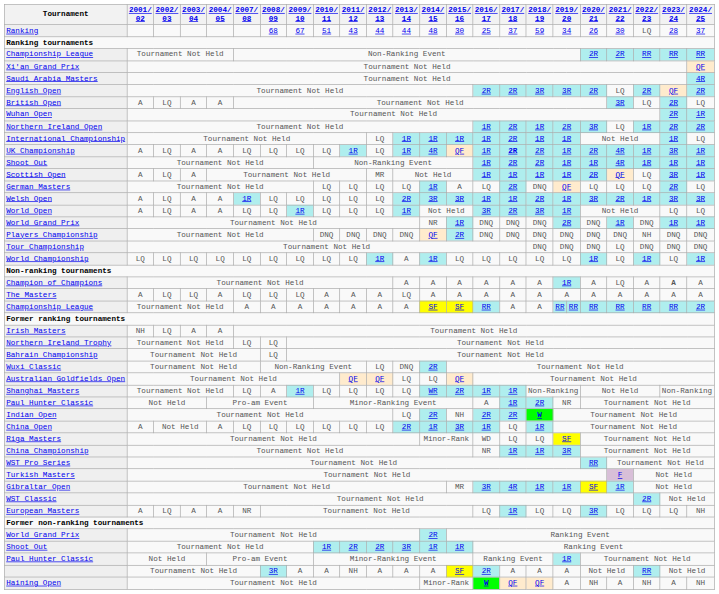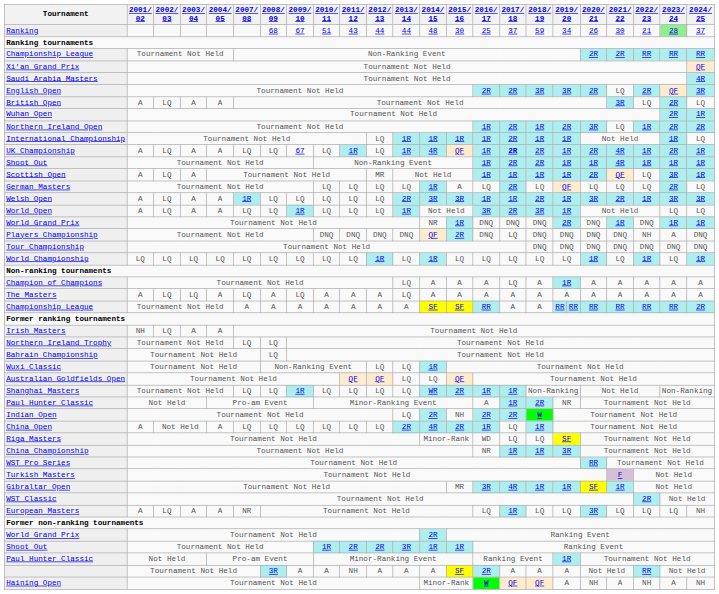(647, 31) LQ -> (647, 31) 21
(674, 31) no background -> (674, 31) lightgreen background
(701, 91) 2R -> (701, 91) 3R
(300, 151) LQ -> (300, 151) 67
(674, 151) 3R -> (674, 151) 2R
(540, 187) DNQ -> (540, 187) LQ
(513, 235) DNQ -> (513, 235) LQ
(674, 235) DNQ -> (674, 235) A
(620, 247) LQ -> (620, 247) DNQ
(406, 259) A -> (406, 259) LQ
(406, 283) A -> (406, 283) LQ
(513, 283) A -> (513, 283) LQ
(620, 283) LQ -> (620, 283) A
(674, 283) bold -> (674, 283) normal
(273, 295) LQ -> (273, 295) A
(406, 367) DNQ -> (406, 367) LQ
(433, 367) 2R -> (433, 367) 1R
(273, 391) A -> (273, 391) LQ
(433, 427) 1R -> (433, 427) 4R
(460, 427) 3R -> (460, 427) 2R
